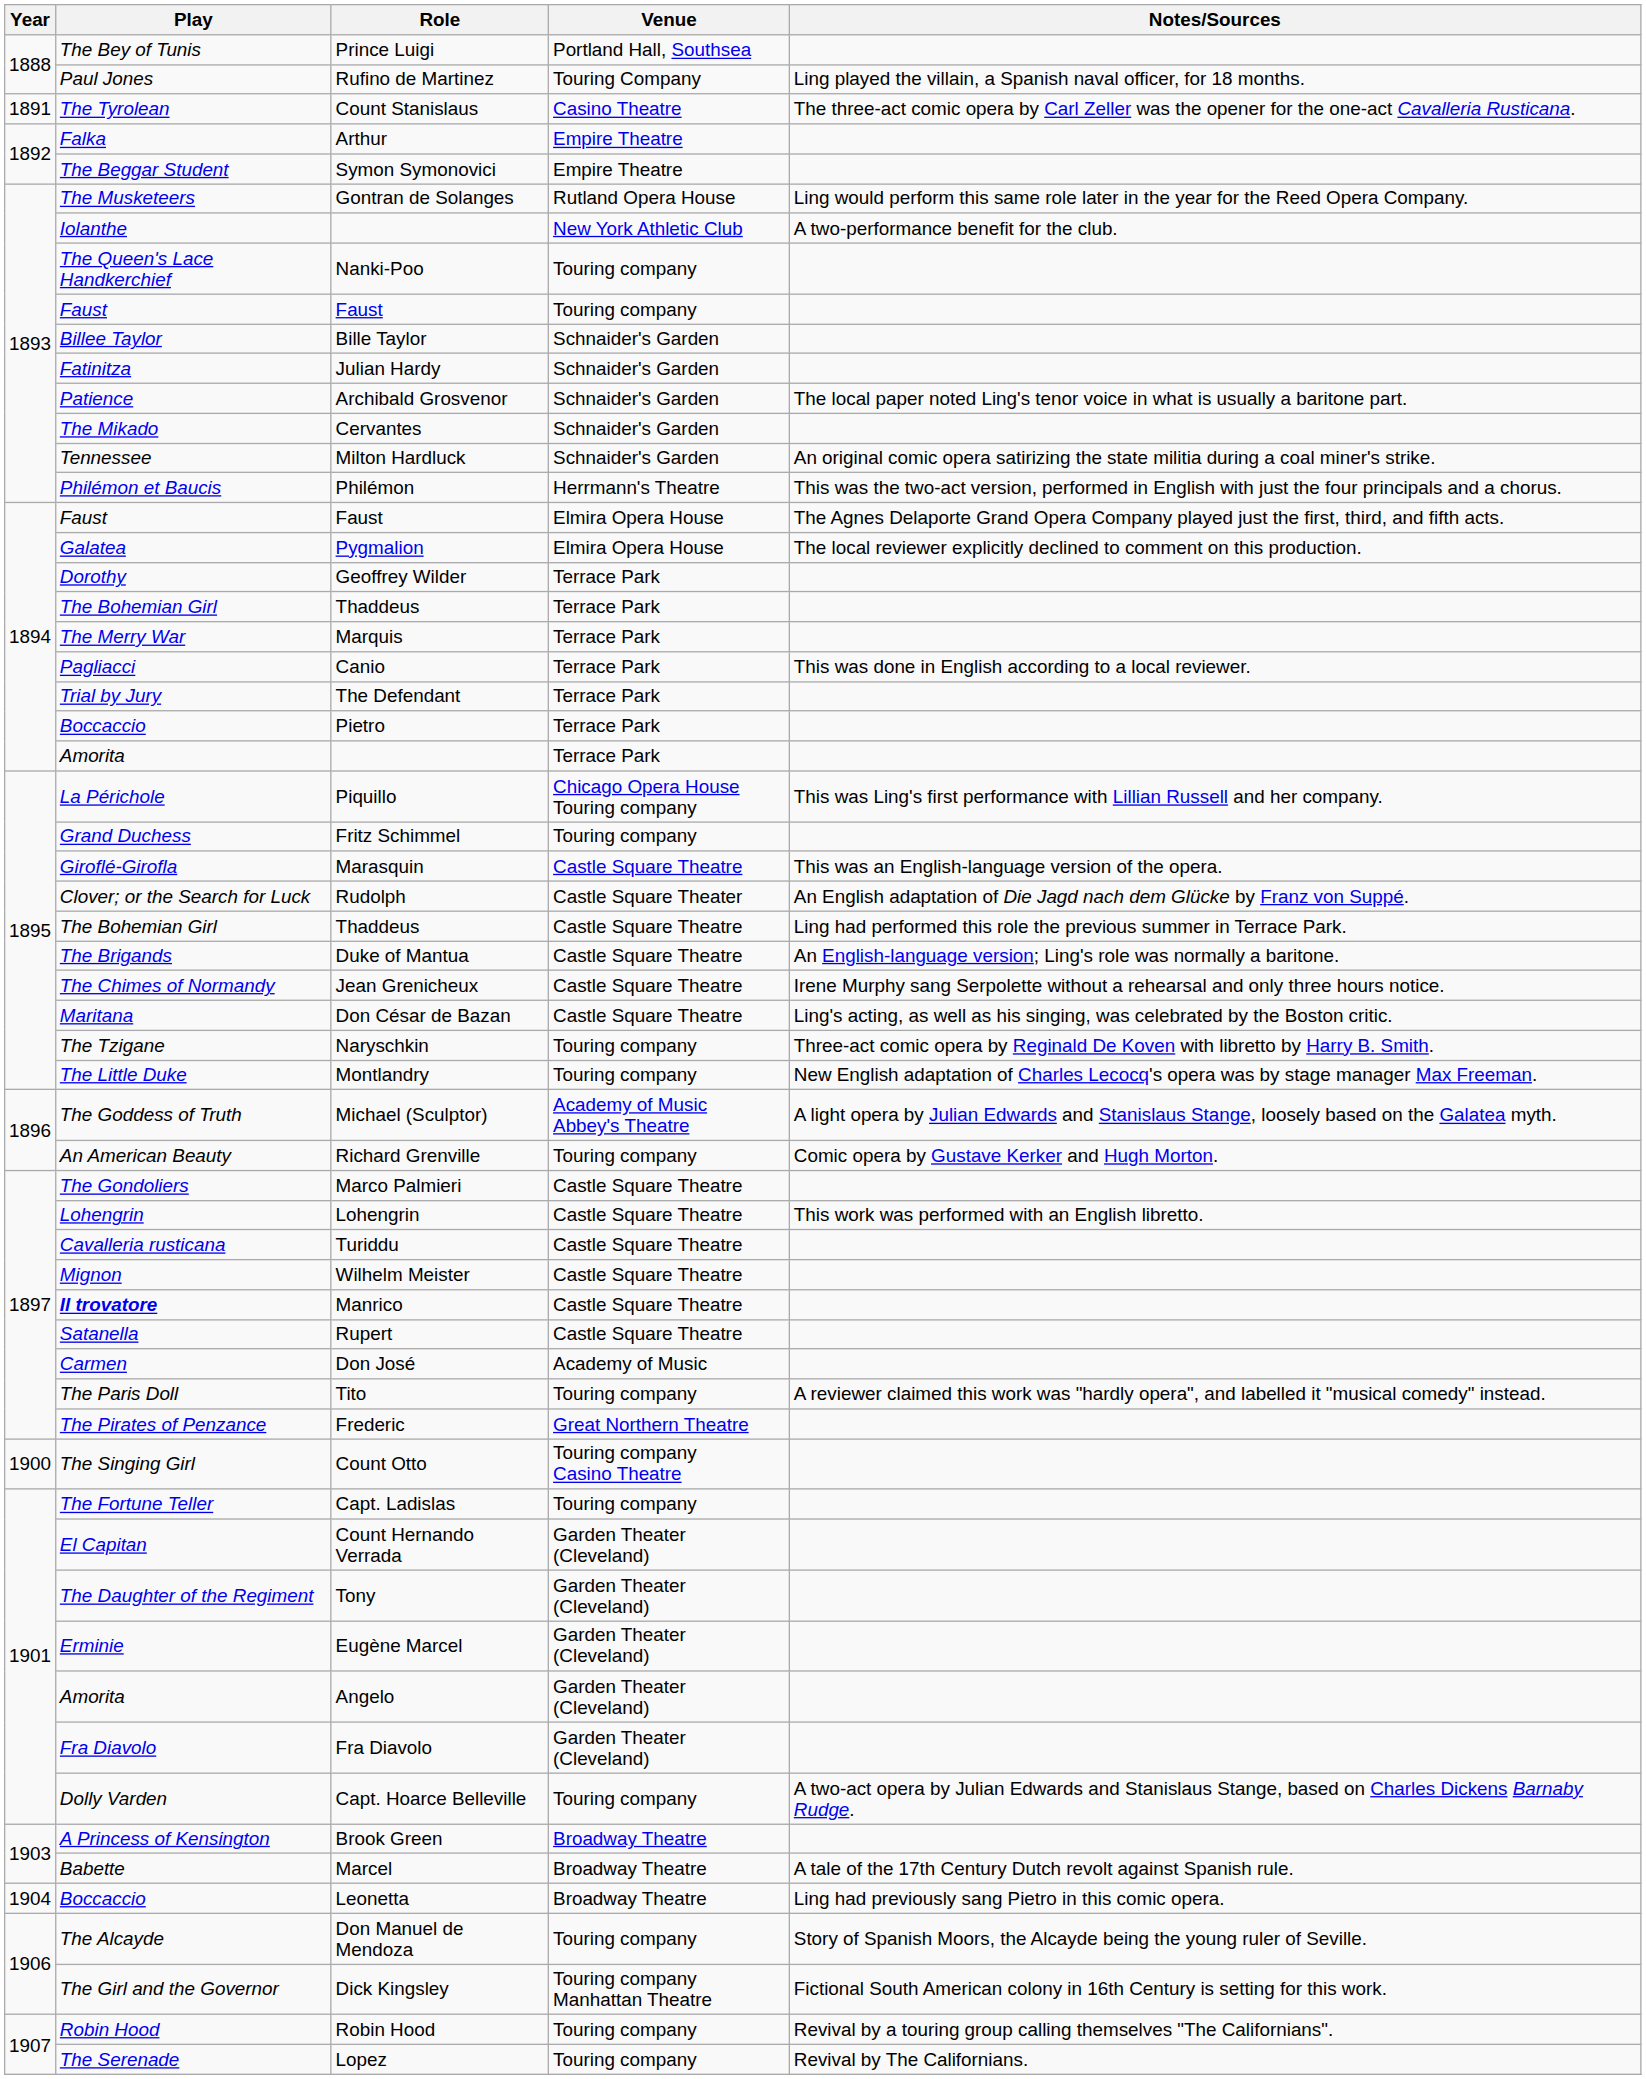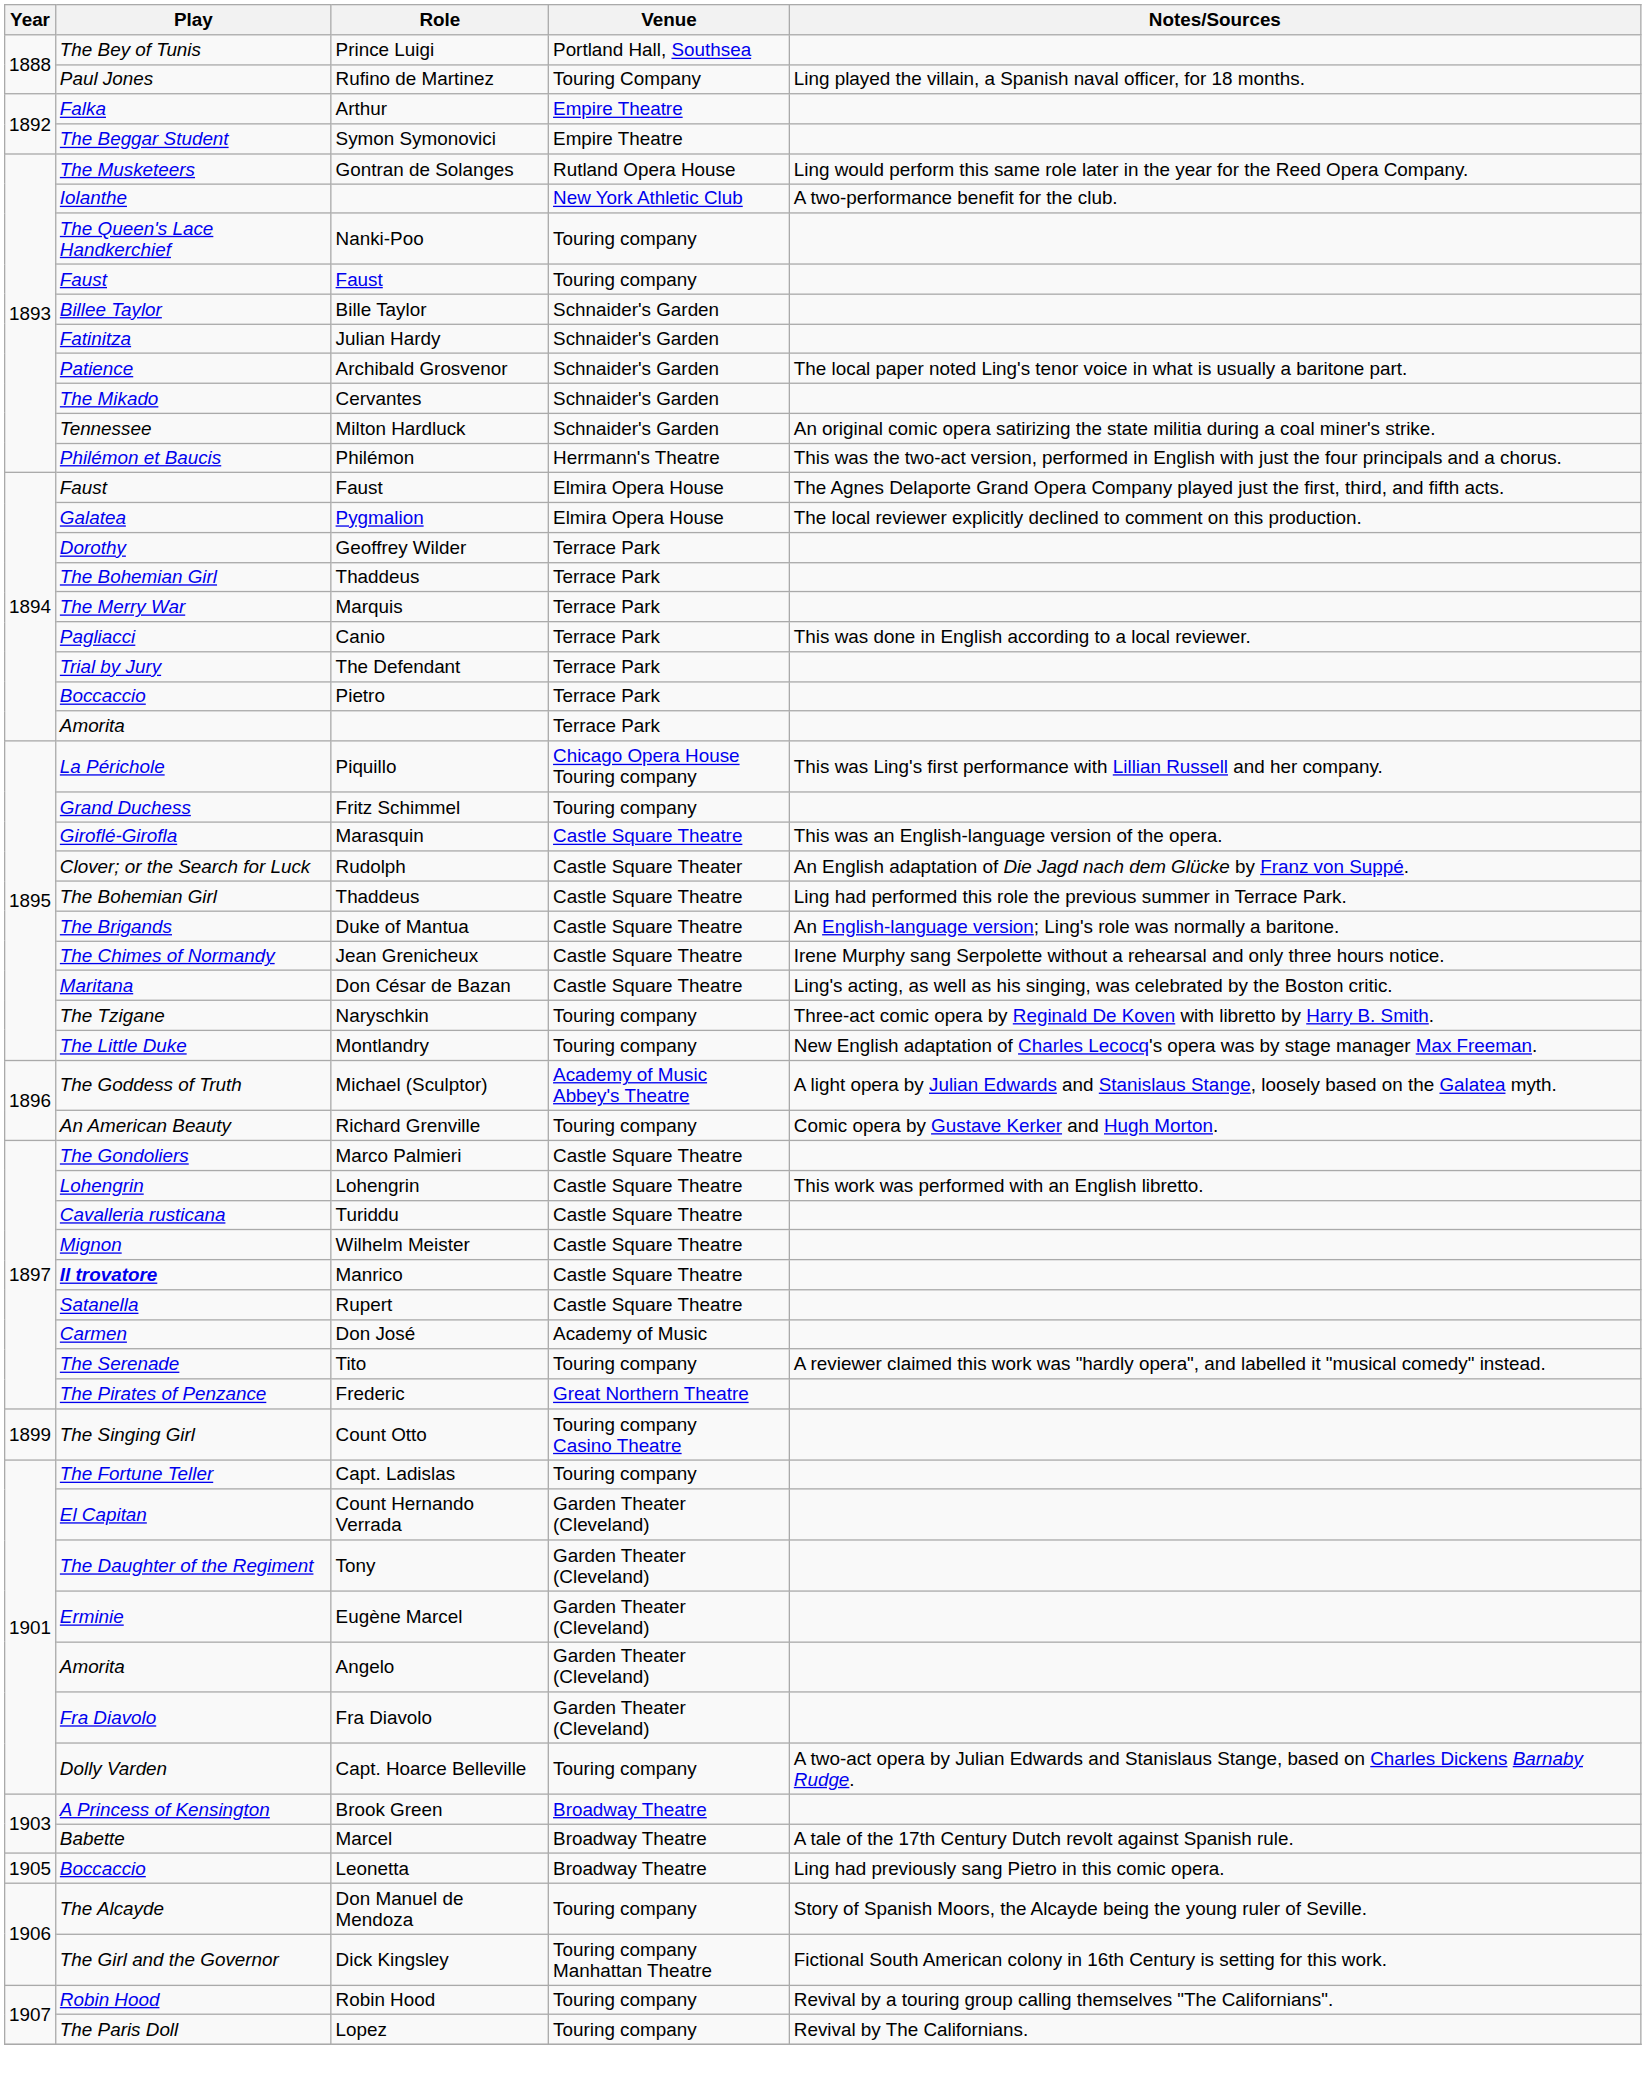- row: (407, 109)
(119, 1394) The Paris Doll -> (120, 1364) The Serenade
(30, 1464) 1900 -> (30, 1434) 1899
(30, 1898) 1904 -> (30, 1869) 1905
(120, 2060) The Serenade -> (119, 2030) The Paris Doll
